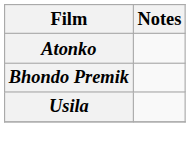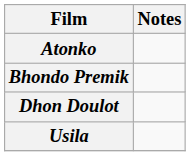+ row: (69, 106)
